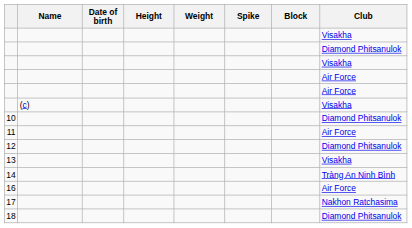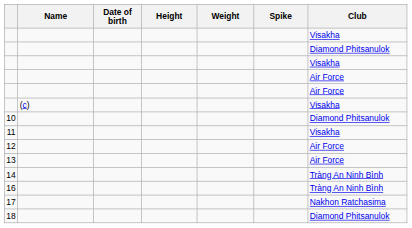- column: (296, 16)
(339, 132) Air Force -> (325, 132) Visakha
(362, 146) Diamond Phitsanulok -> (327, 146) Air Force
(337, 160) Visakha -> (327, 160) Air Force
(339, 188) Air Force -> (346, 188) Tràng An Ninh Bình
